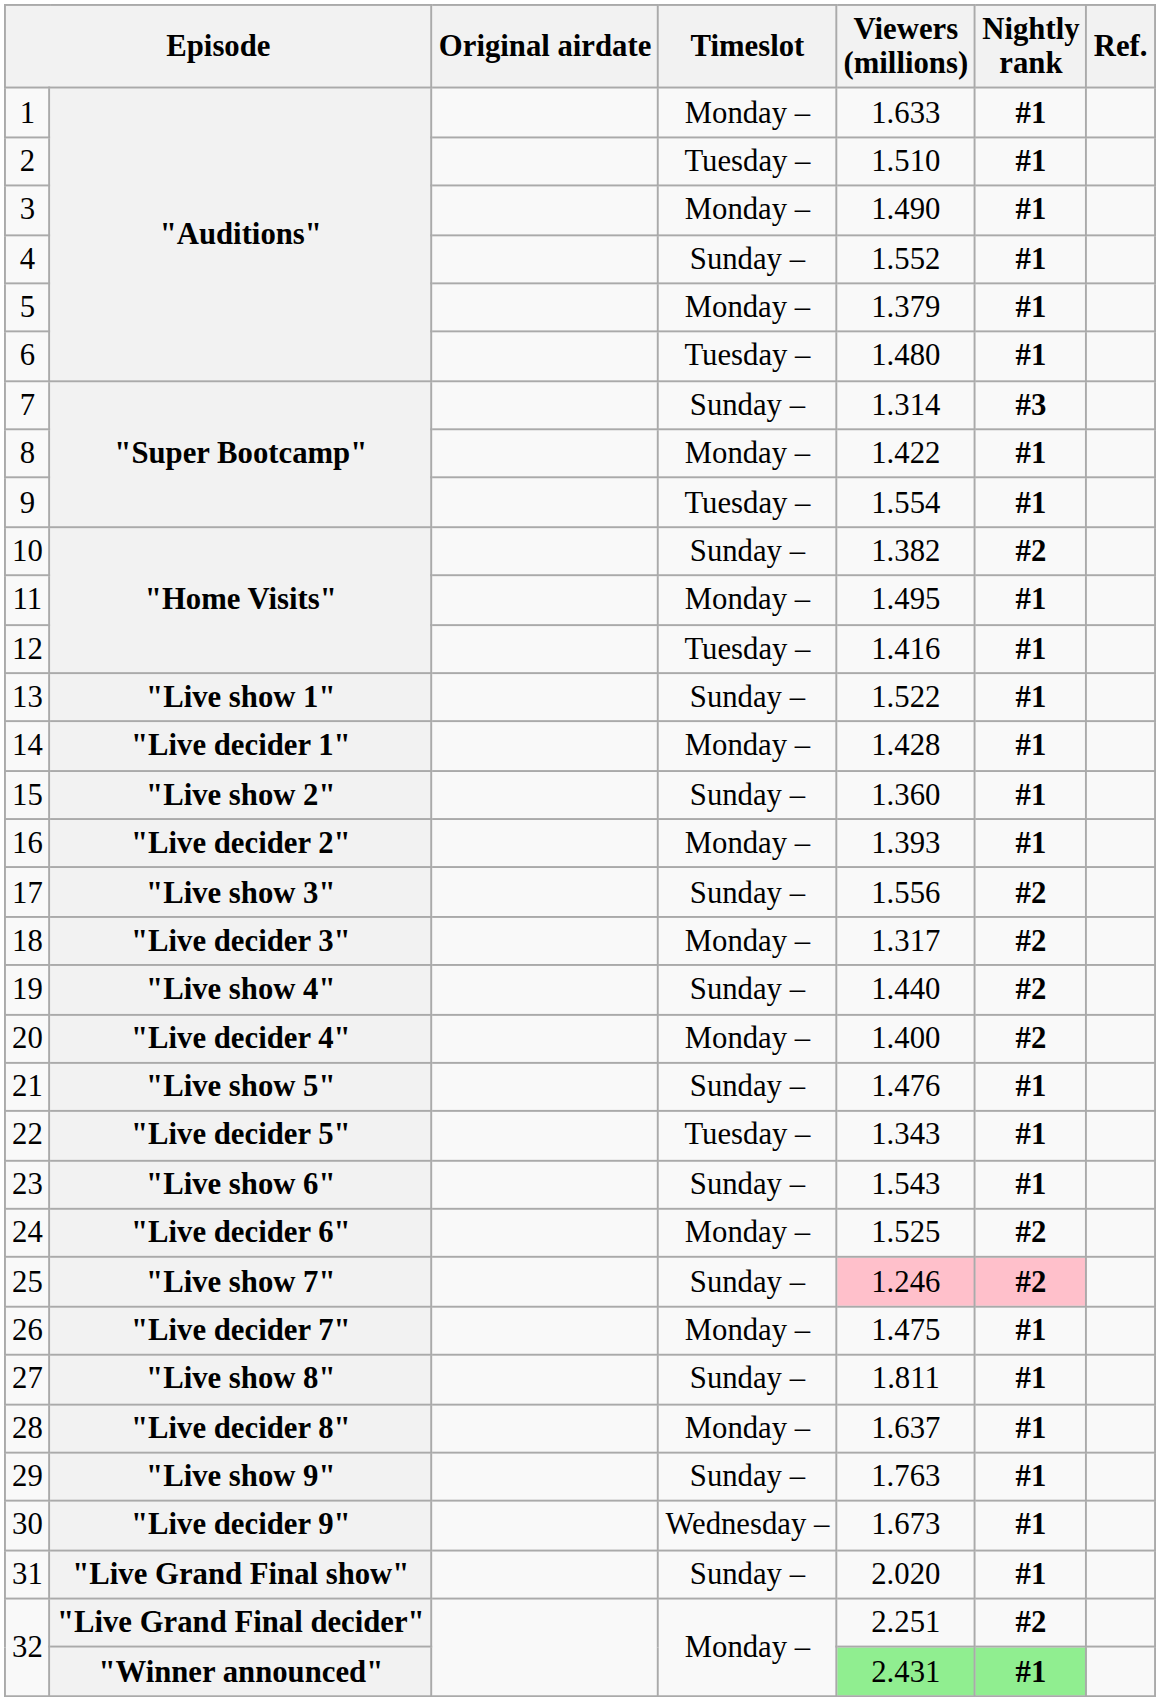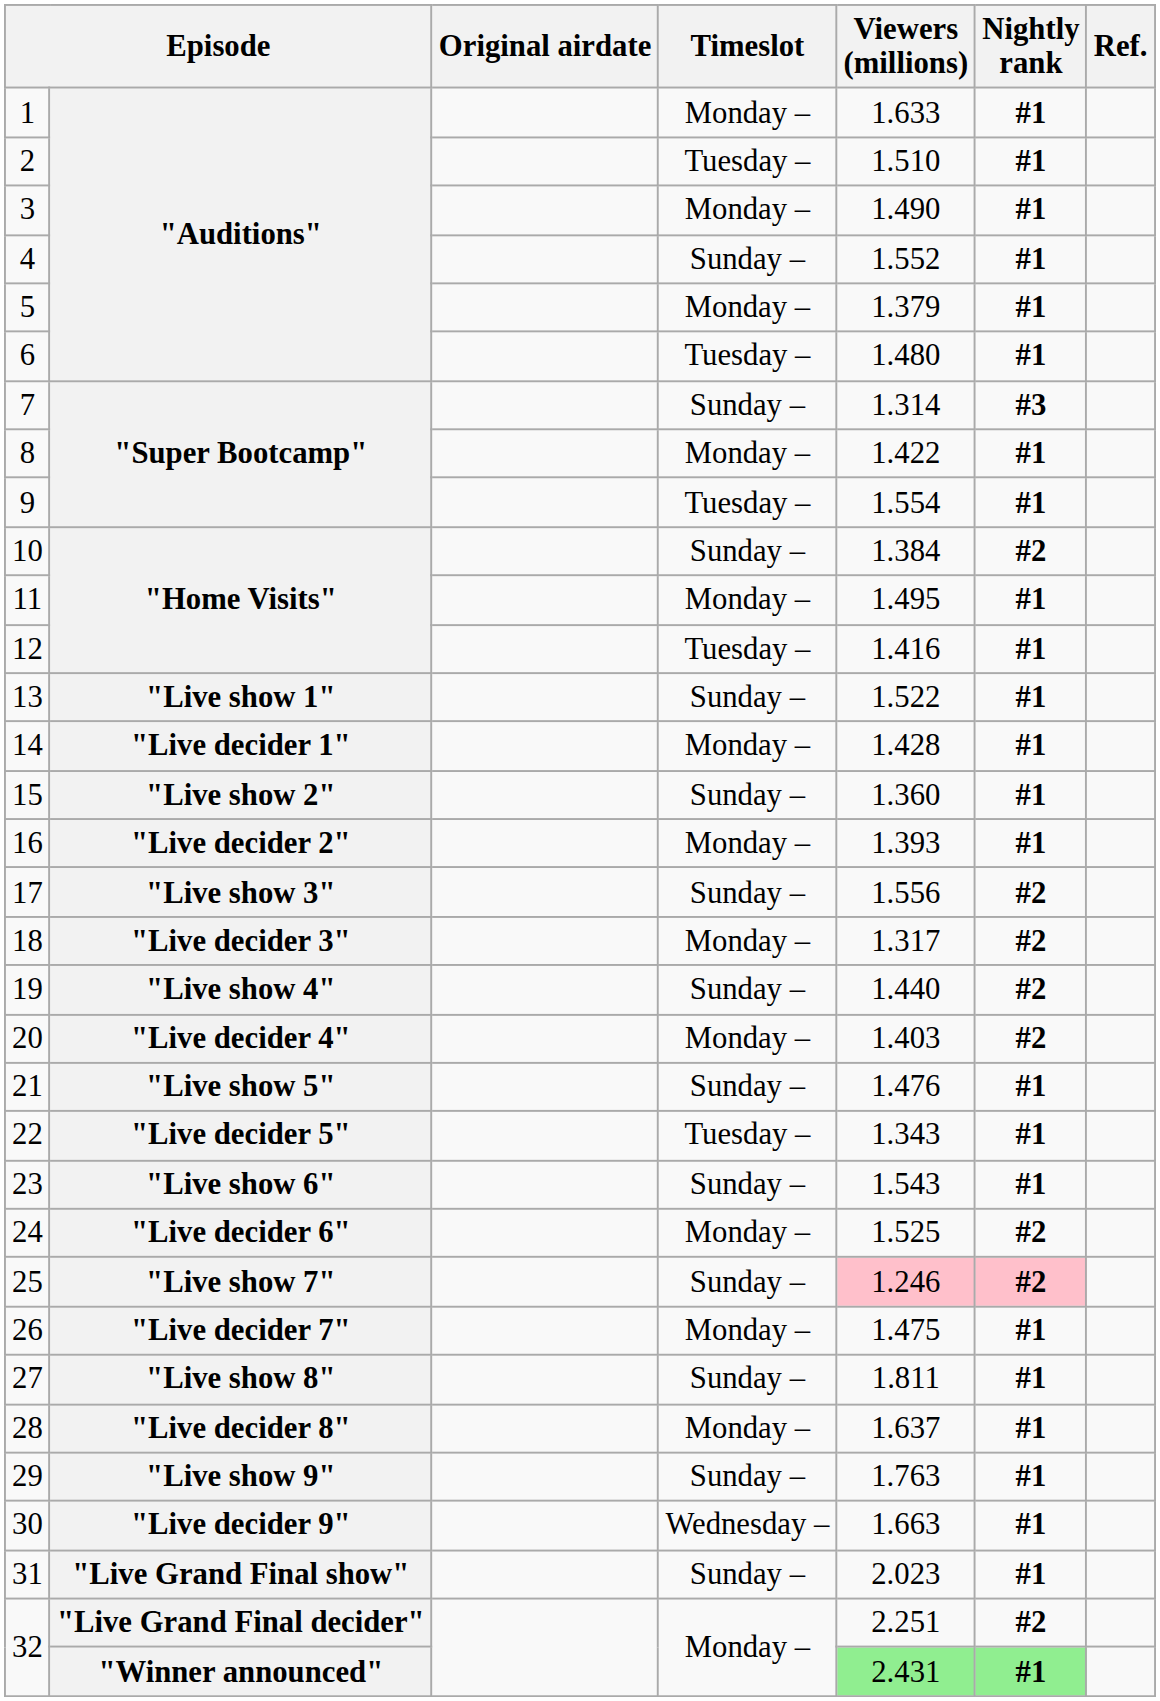(906, 550) 1.382 -> (906, 550) 1.384
(906, 1037) 1.400 -> (906, 1037) 1.403
(906, 1525) 1.673 -> (906, 1525) 1.663
(906, 1573) 2.020 -> (906, 1573) 2.023
